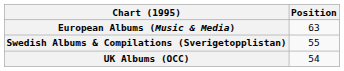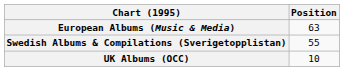(314, 58) 54 -> (314, 58) 10
